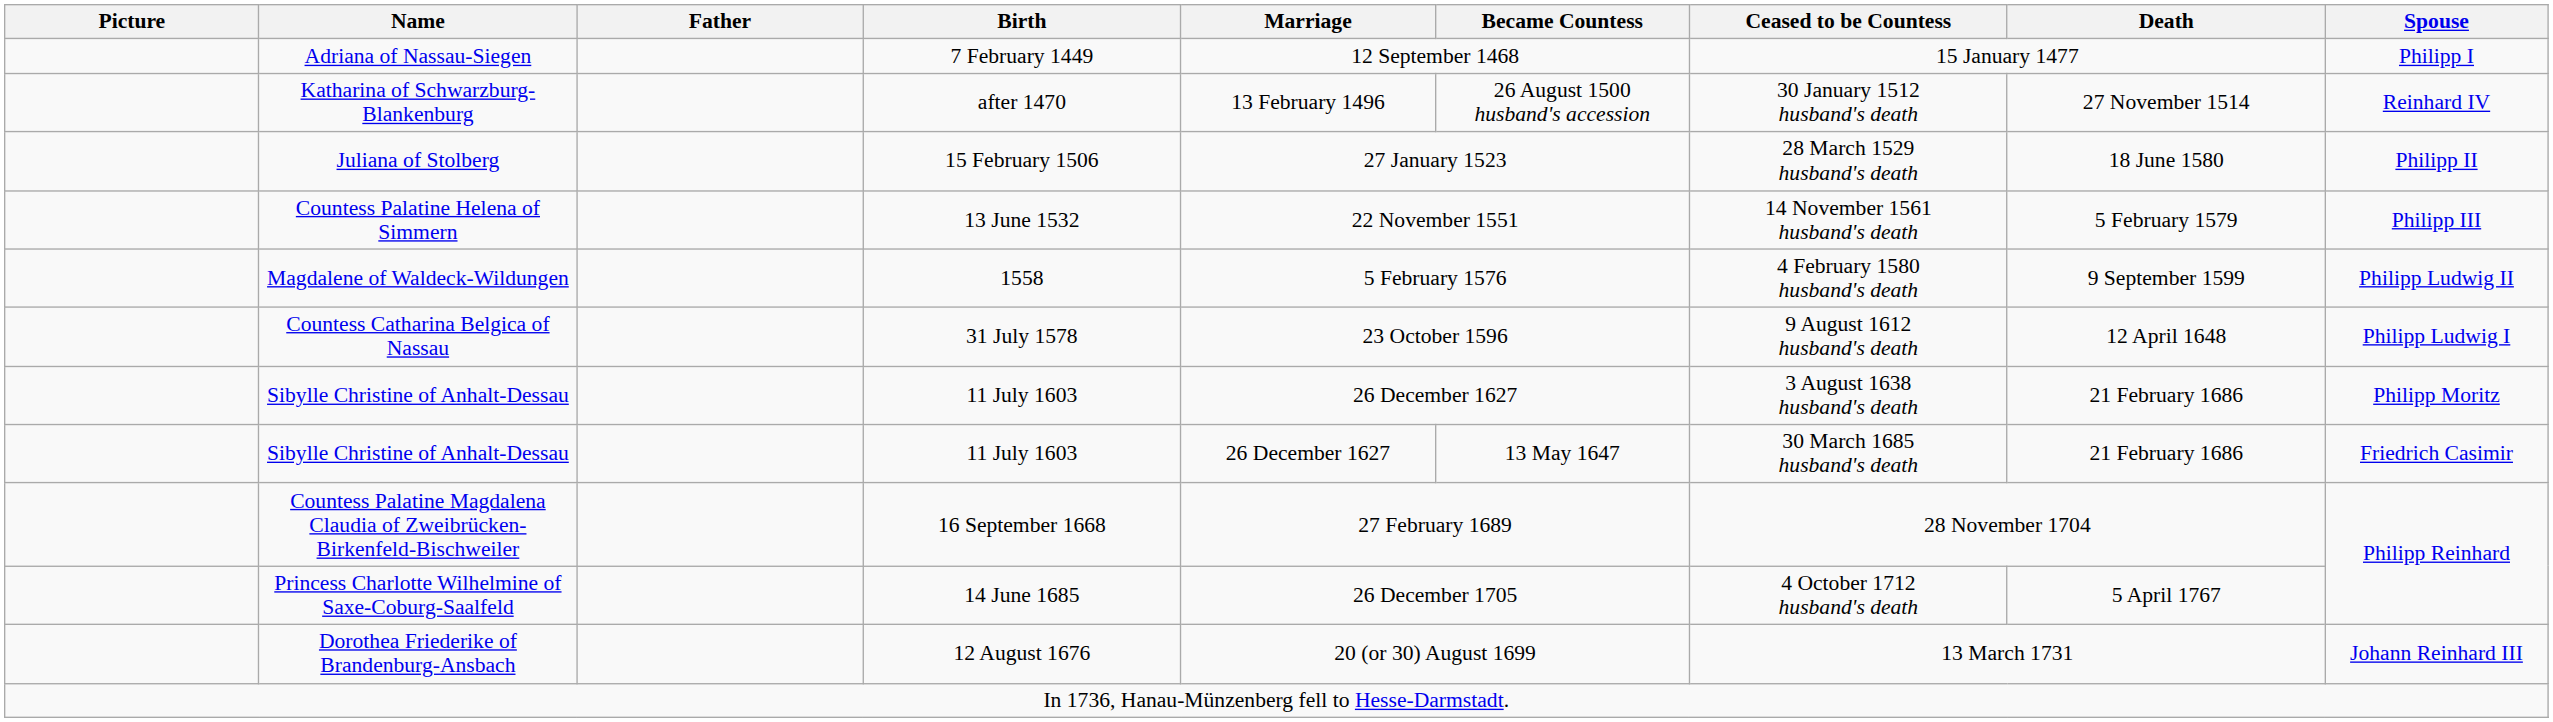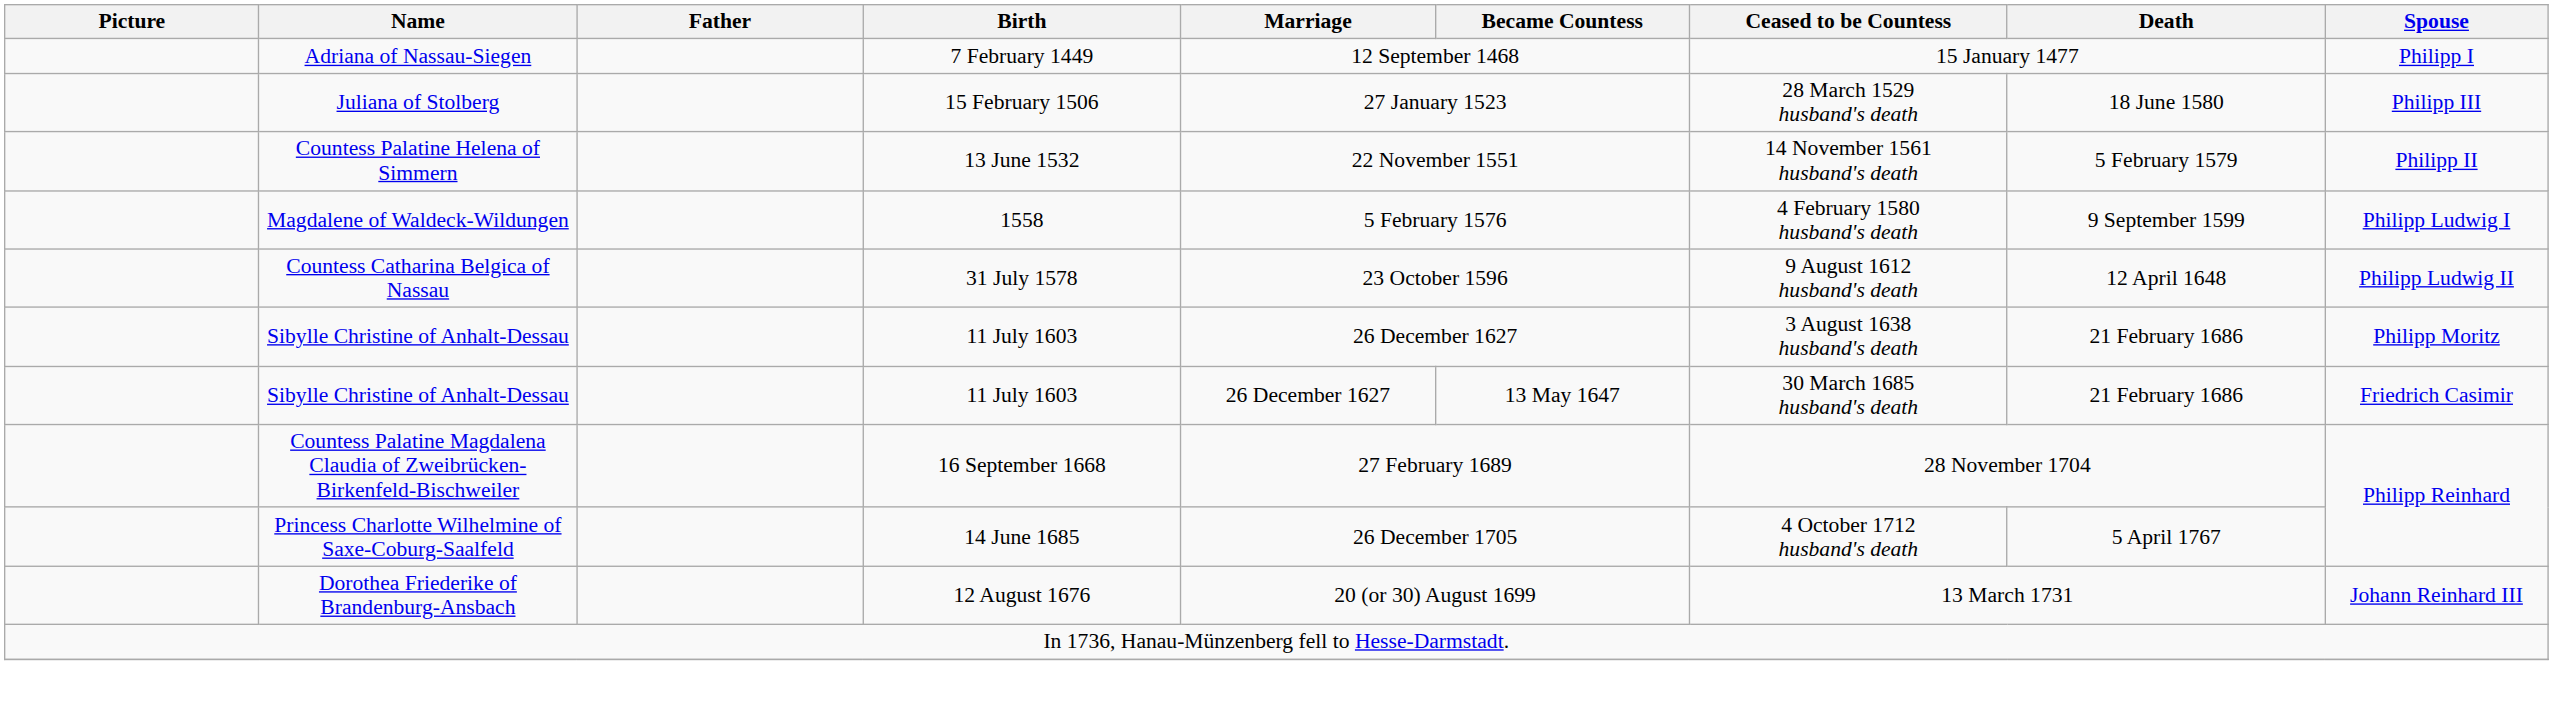- row: (418, 102)
(2436, 160) Philipp II -> (2436, 102) Philipp III
(2436, 219) Philipp III -> (2436, 160) Philipp II
(2436, 277) Philipp Ludwig II -> (2436, 219) Philipp Ludwig I
(2436, 336) Philipp Ludwig I -> (2436, 277) Philipp Ludwig II
